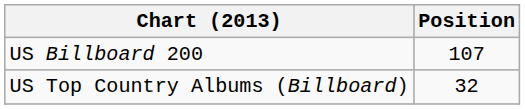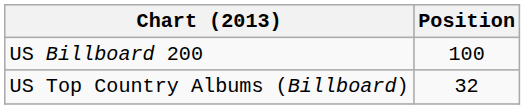(467, 54) 107 -> (467, 54) 100
